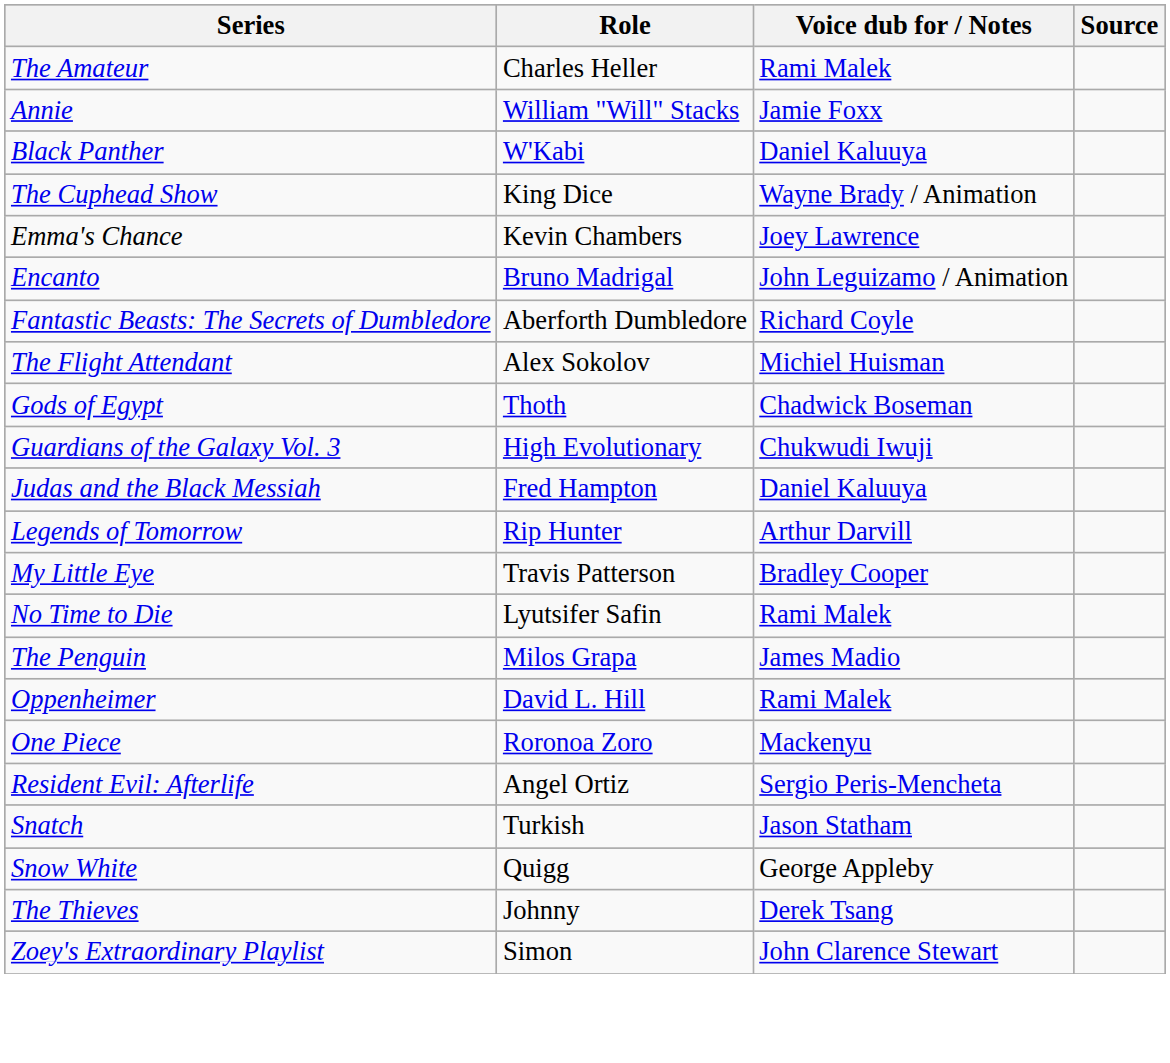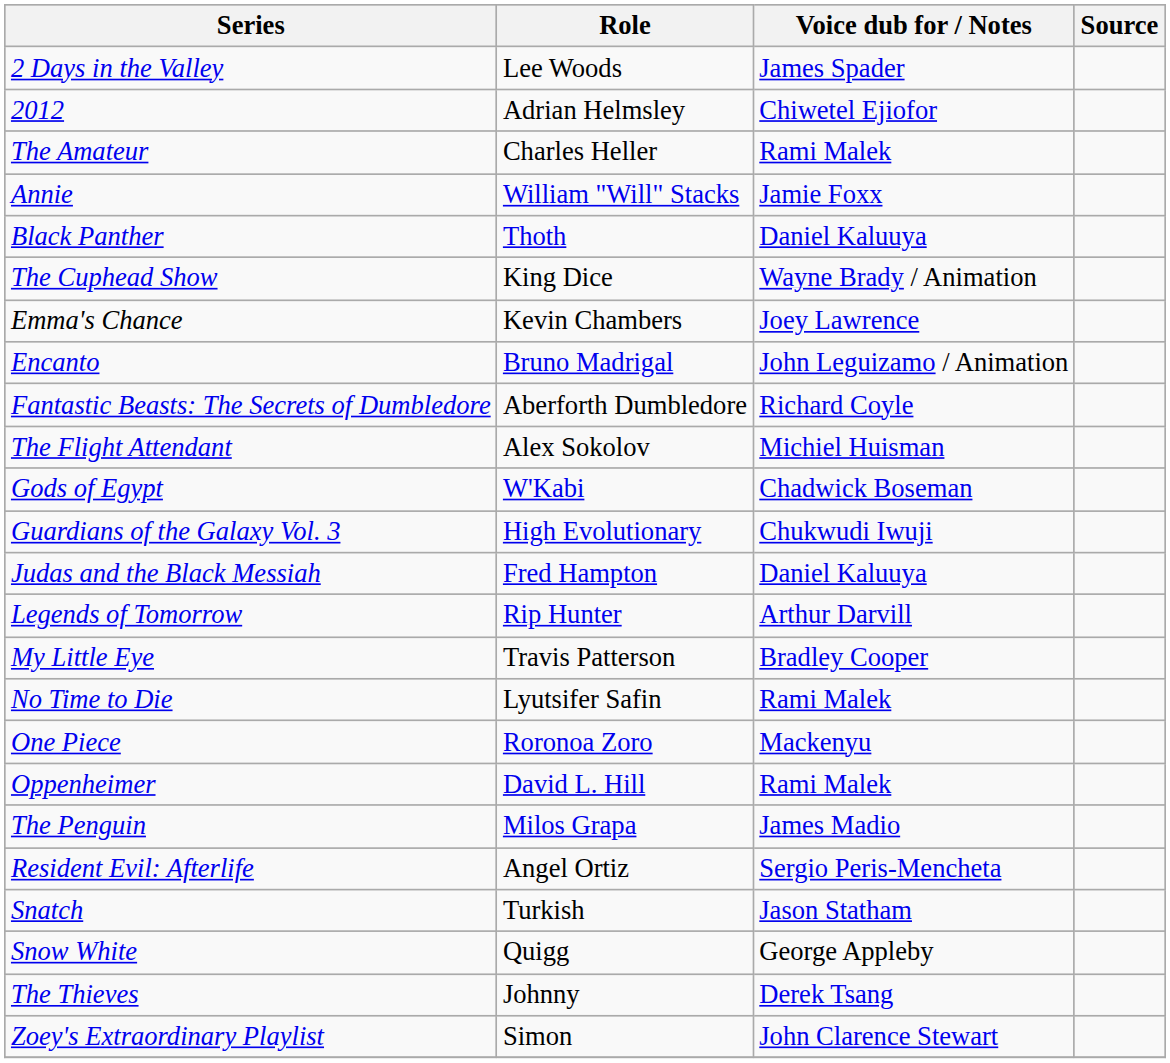+ row: (117, 67)
+ row: (38, 109)
(544, 151) W'Kabi -> (535, 236) Thoth
(535, 404) Thoth -> (544, 488) W'Kabi
rows swapped: (66, 741) <-> (78, 657)
